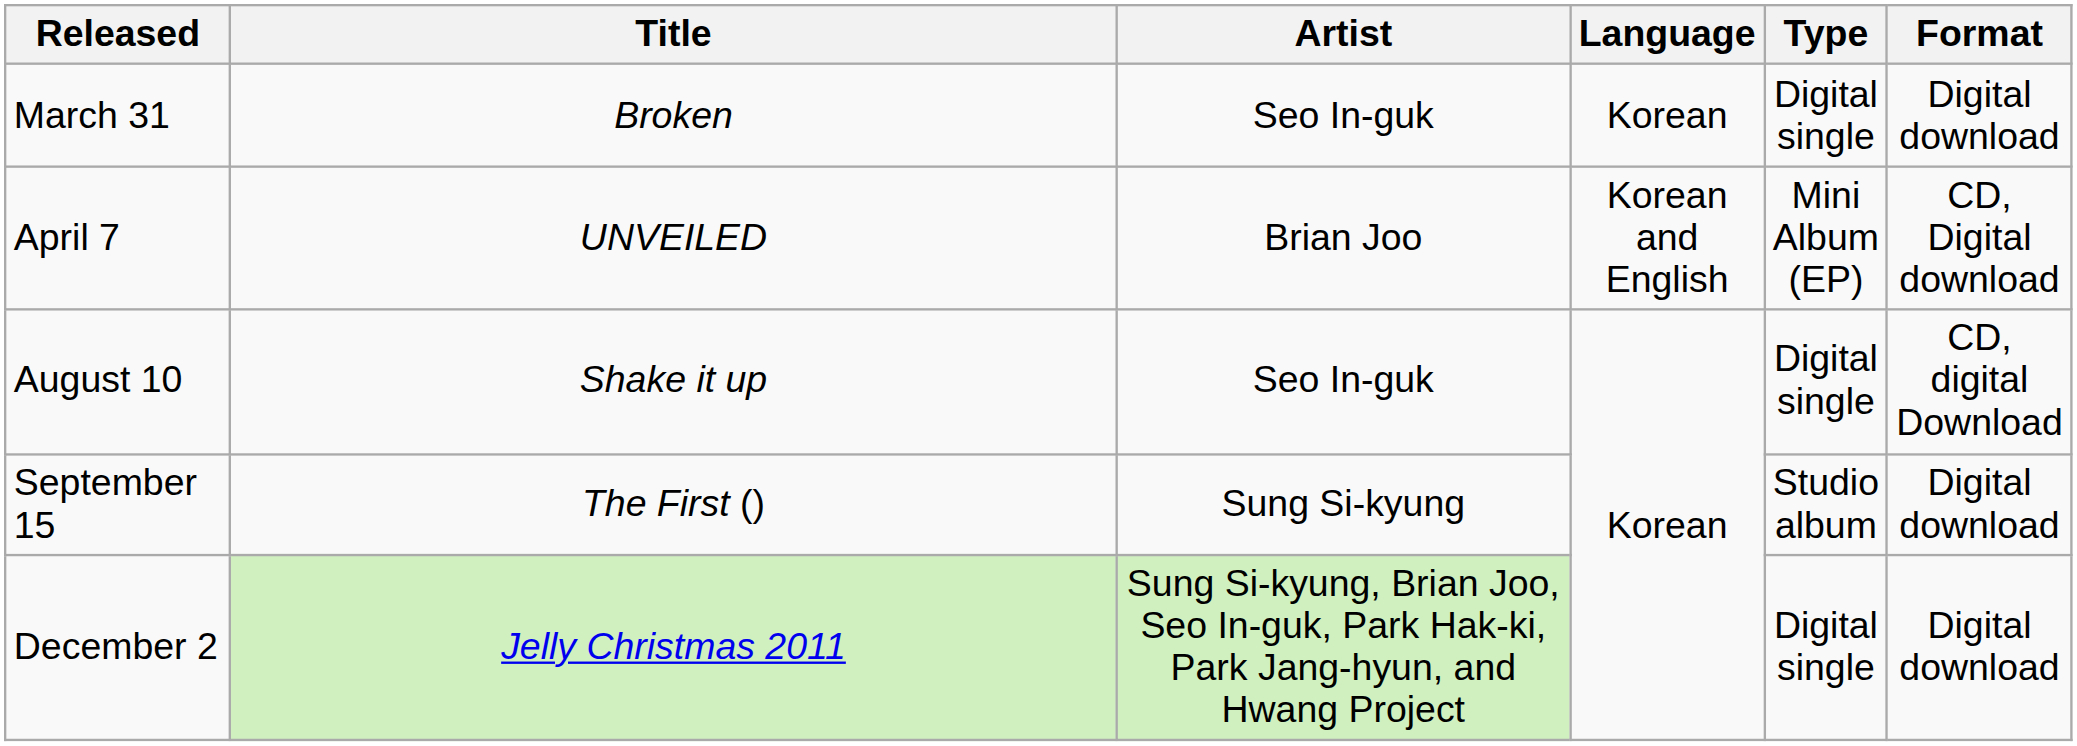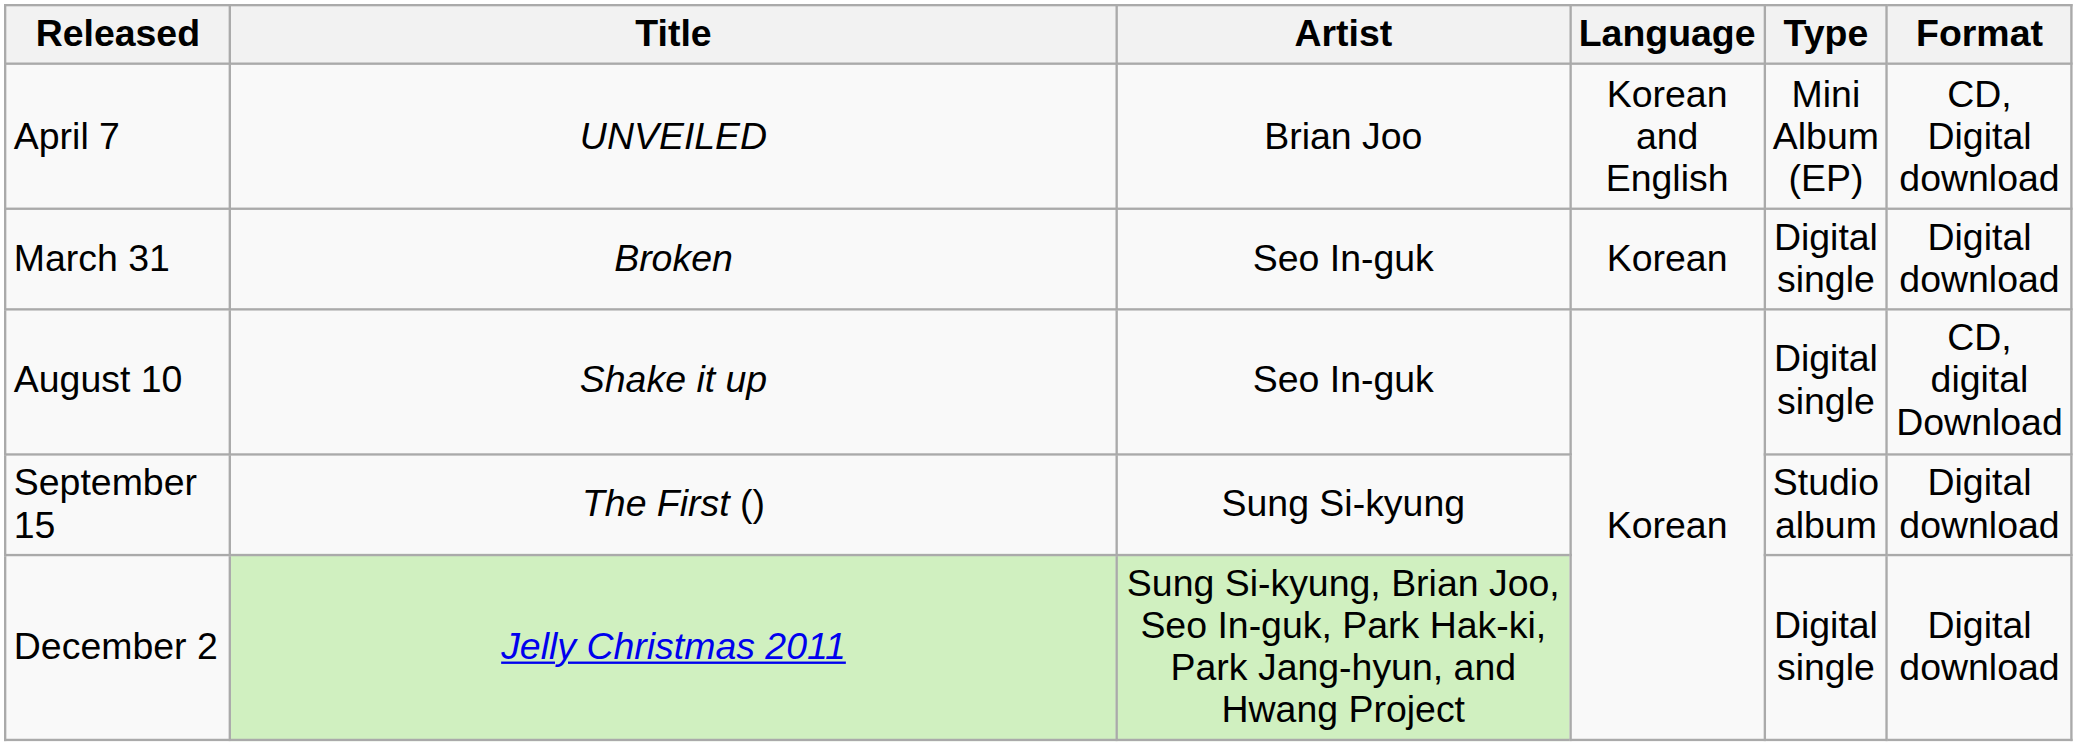rows swapped: (92, 114) <-> (67, 237)
